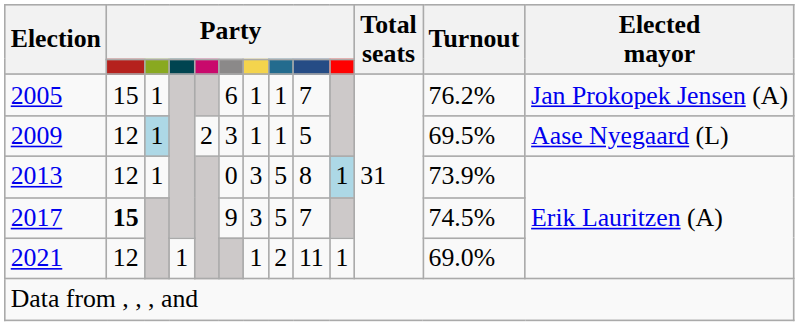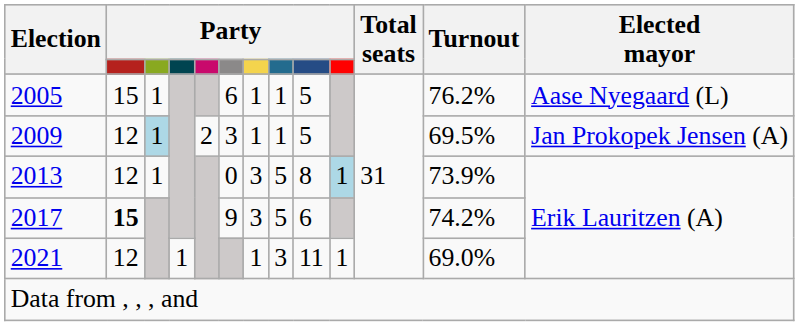(305, 94) 7 -> (305, 94) 5
(660, 94) Jan Prokopek Jensen (A) -> (630, 94) Aase Nyegaard (L)
(630, 135) Aase Nyegaard (L) -> (660, 135) Jan Prokopek Jensen (A)
(305, 217) 7 -> (305, 217) 6
(462, 217) 74.5% -> (462, 217) 74.2%
(281, 258) 2 -> (281, 258) 3
